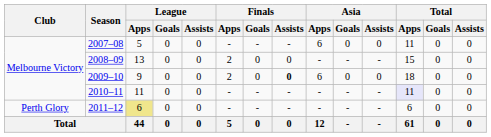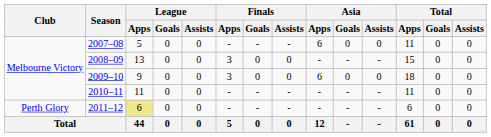(229, 60) 2 -> (229, 60) 3
(229, 76) 2 -> (229, 76) 3
(289, 76) bold -> (289, 76) normal
(410, 92) lavender background -> (410, 92) no background
